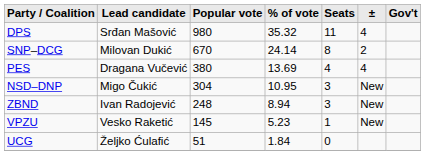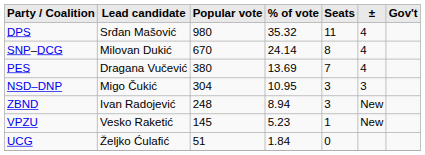(363, 50) 2 -> (363, 50) 4
(327, 68) 4 -> (327, 68) 7
(372, 86) New -> (363, 86) 3
